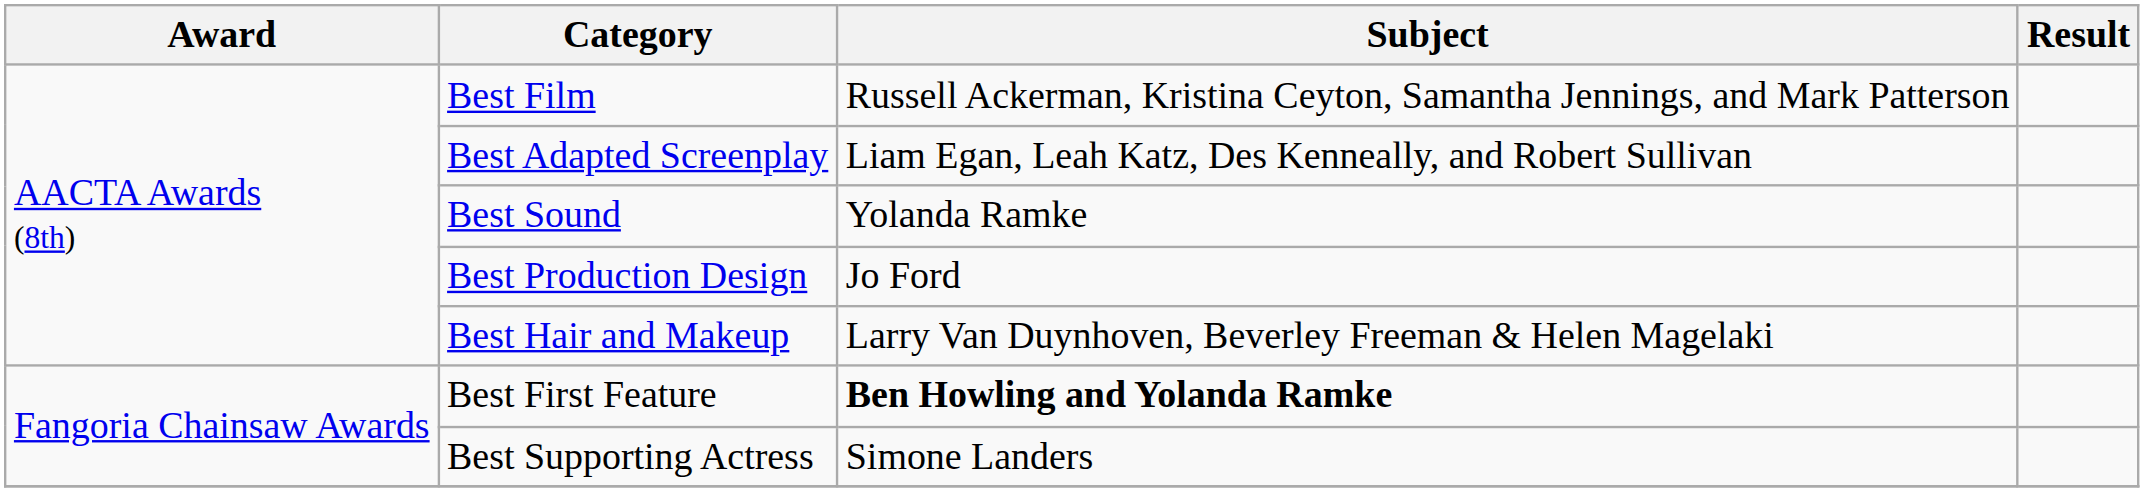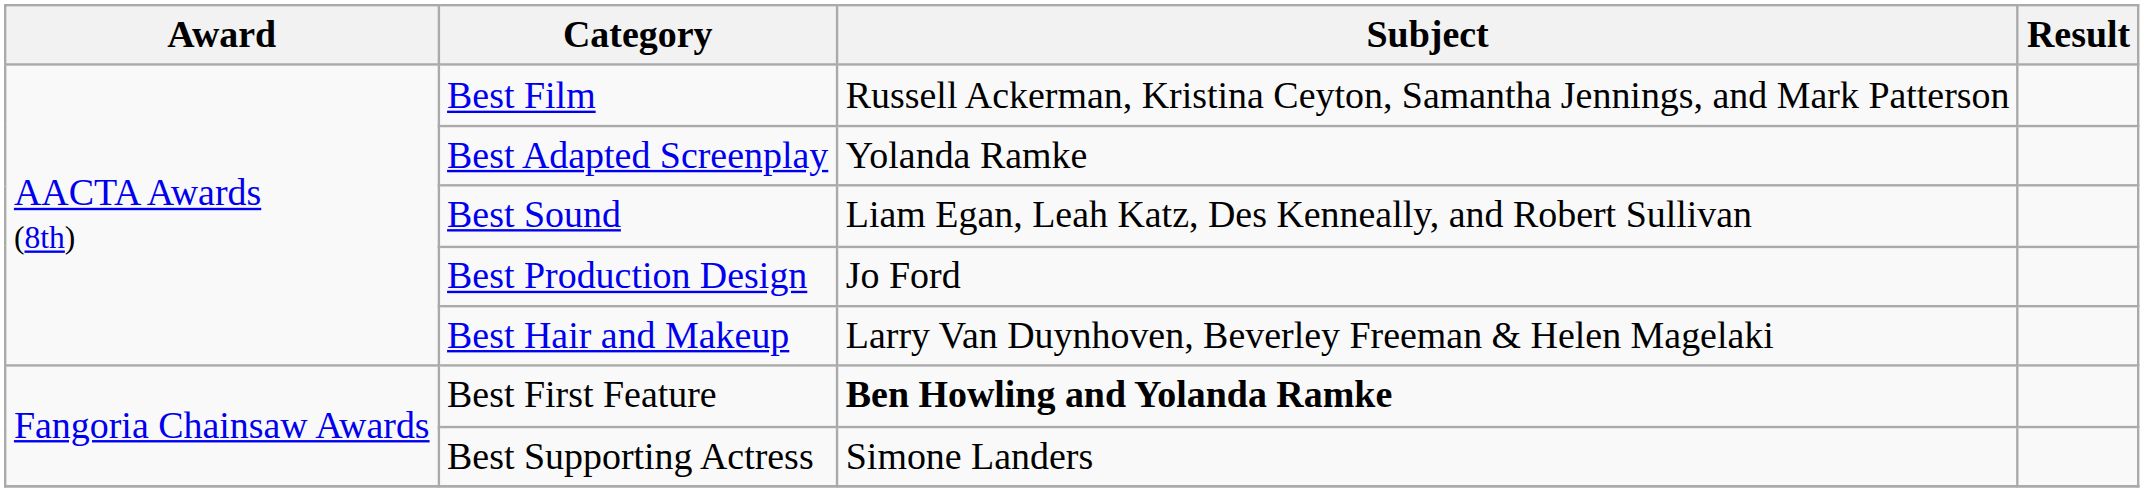(1299, 154) Liam Egan, Leah Katz, Des Kenneally, and Robert Sullivan -> (967, 154) Yolanda Ramke
(967, 214) Yolanda Ramke -> (1299, 214) Liam Egan, Leah Katz, Des Kenneally, and Robert Sullivan
